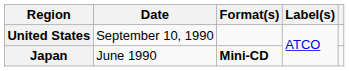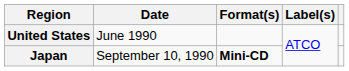(155, 35) September 10, 1990 -> (126, 35) June 1990
(126, 55) June 1990 -> (155, 55) September 10, 1990
